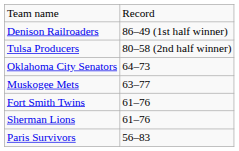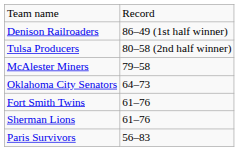+ row: (48, 66)
- row: (43, 84)
